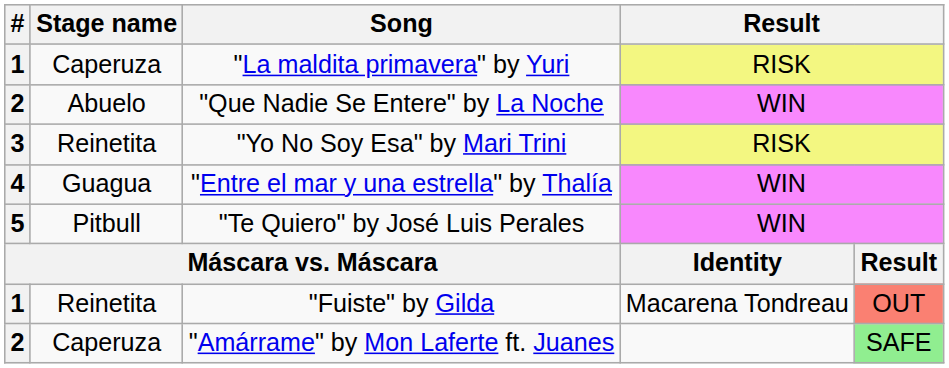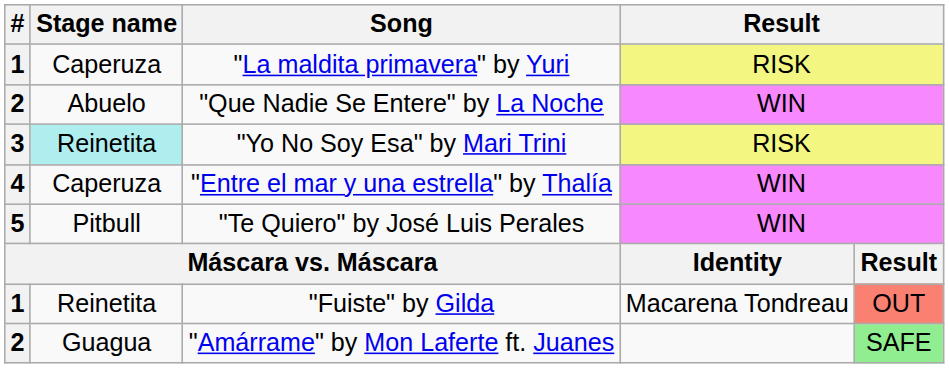(107, 143) no background -> (107, 143) paleturquoise background
(107, 183) Guagua -> (107, 183) Caperuza
(107, 343) Caperuza -> (107, 343) Guagua
